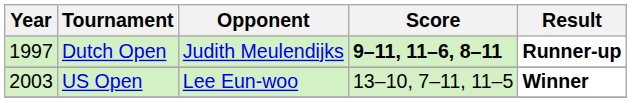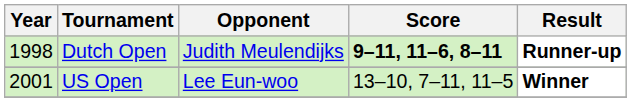(31, 51) 1997 -> (31, 51) 1998
(31, 82) 2003 -> (31, 82) 2001
